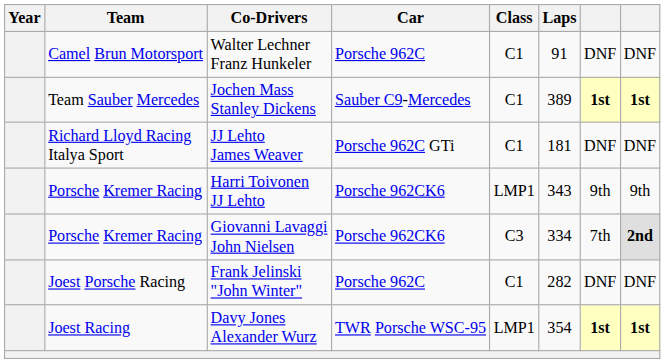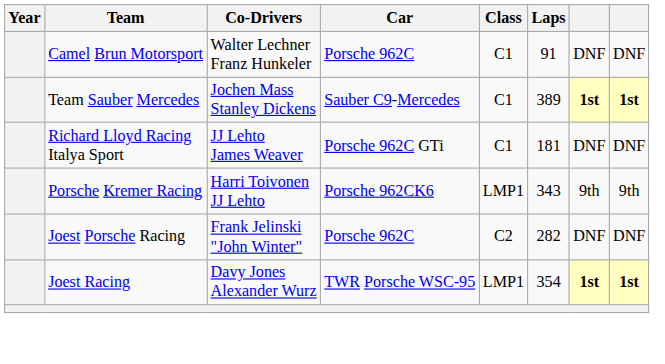- row: (269, 236)
(514, 282) C1 -> (503, 236) C2
